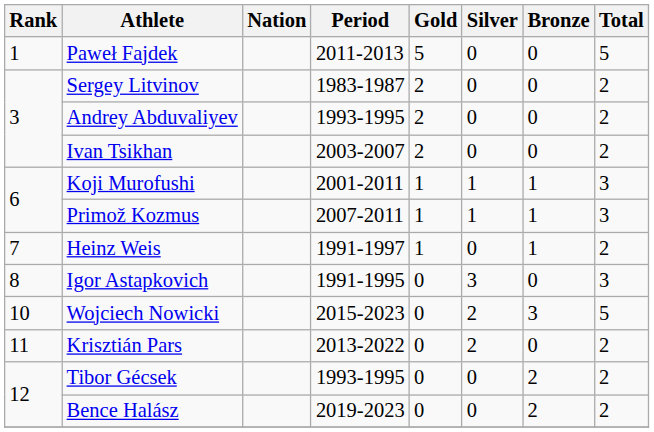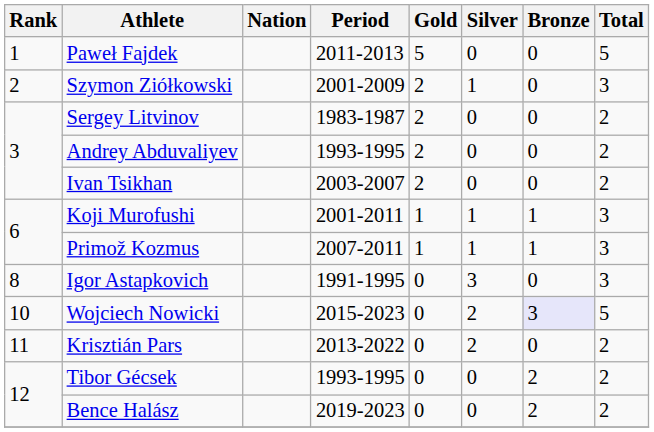+ row: (149, 85)
- row: (114, 248)
(533, 313) no background -> (533, 313) lavender background
